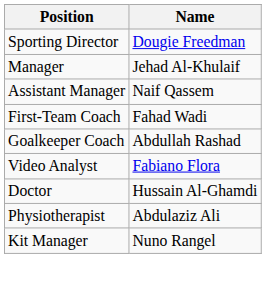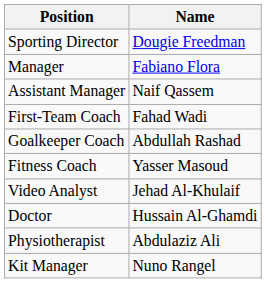(186, 66) Jehad Al-Khulaif -> (176, 66) Fabiano Flora
+ row: (52, 166)
(176, 166) Fabiano Flora -> (186, 191) Jehad Al-Khulaif
